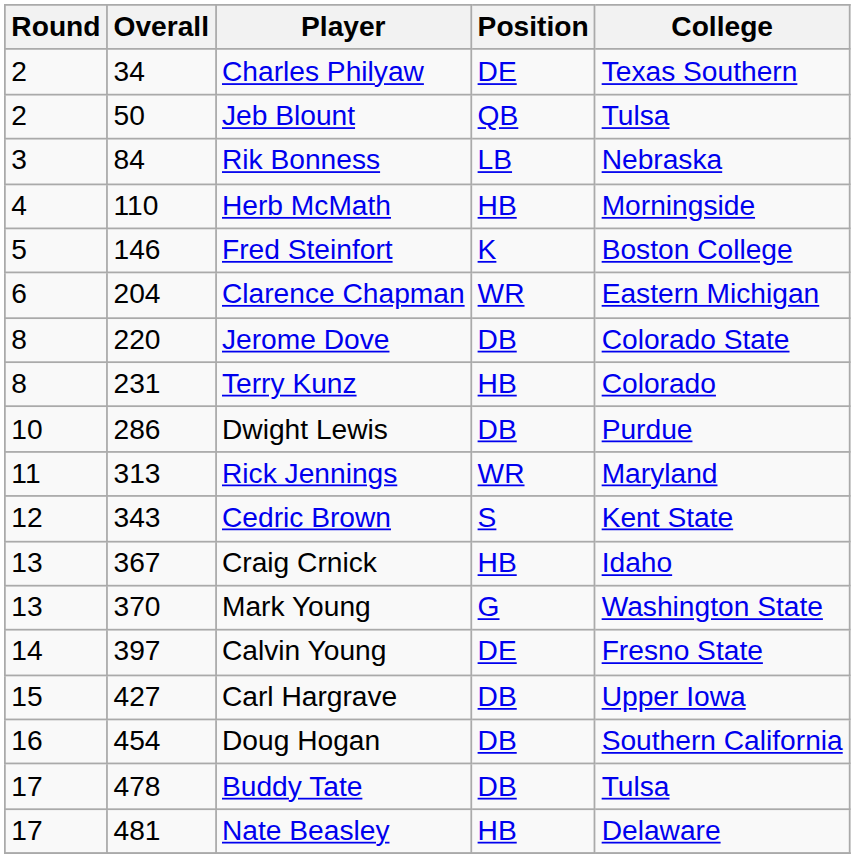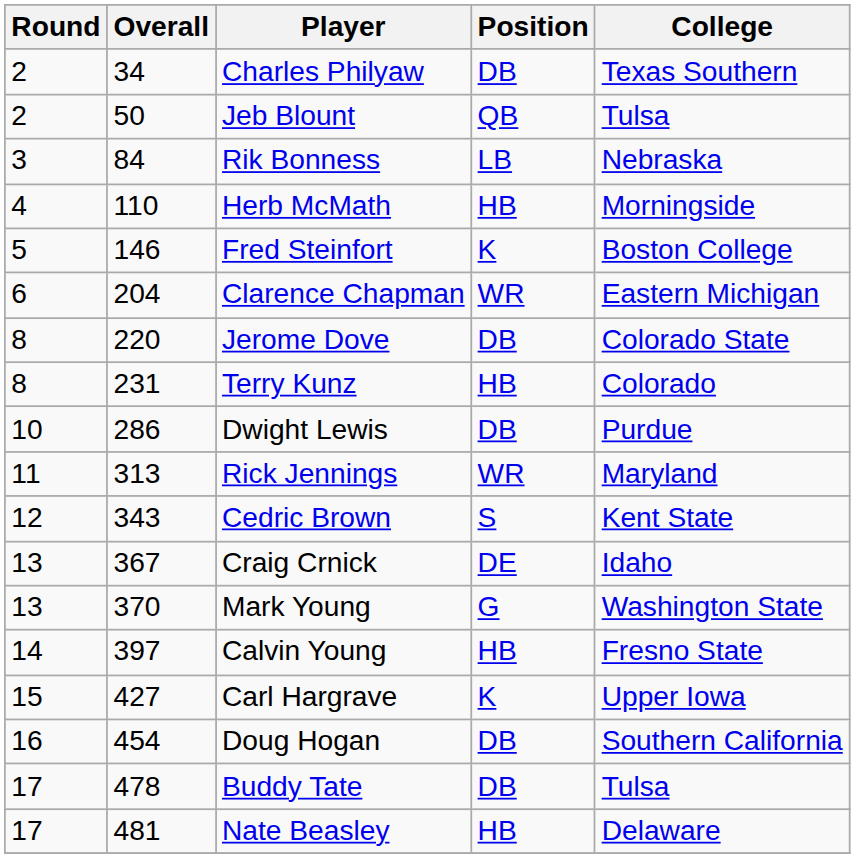(497, 71) DE -> (497, 71) DB
(497, 562) HB -> (497, 562) DE
(497, 652) DE -> (497, 652) HB
(497, 696) DB -> (487, 696) K
